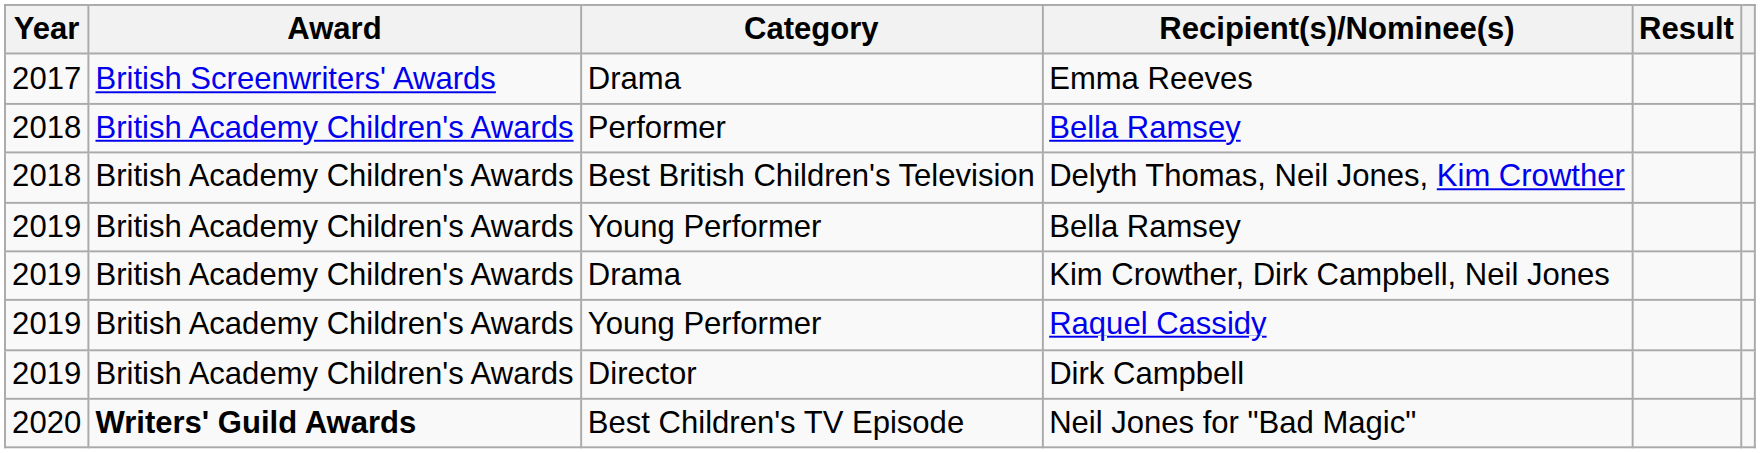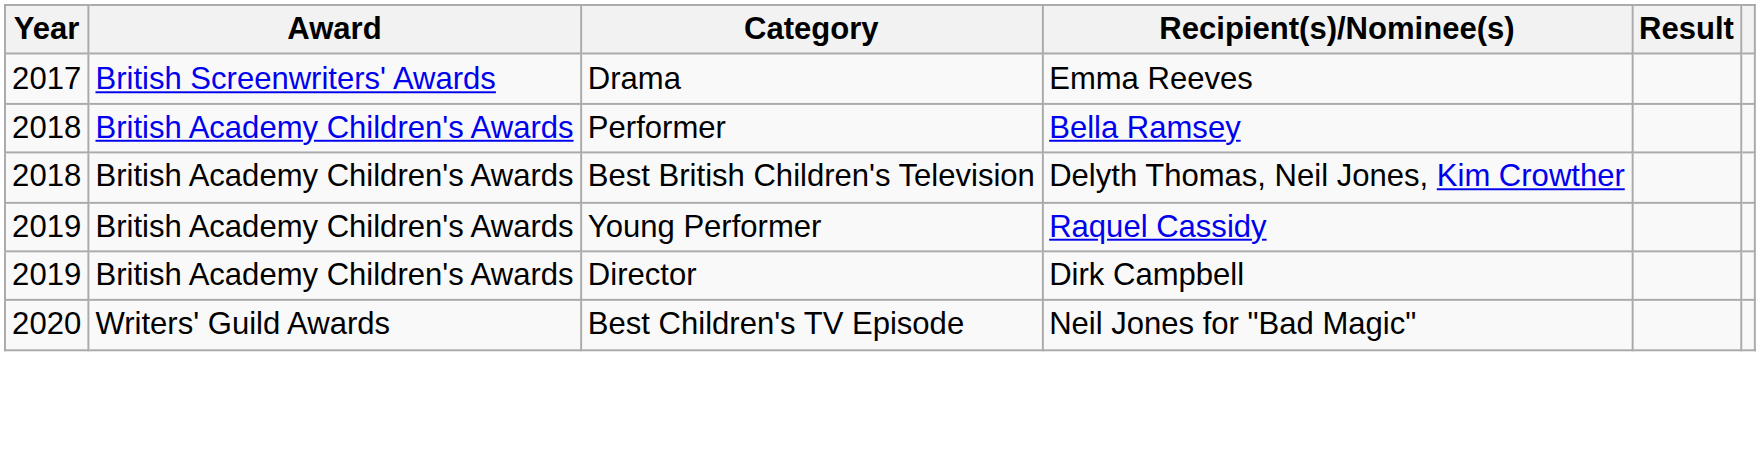- row: (47, 226)
- row: (47, 275)
(256, 422) bold -> (243, 324) normal
